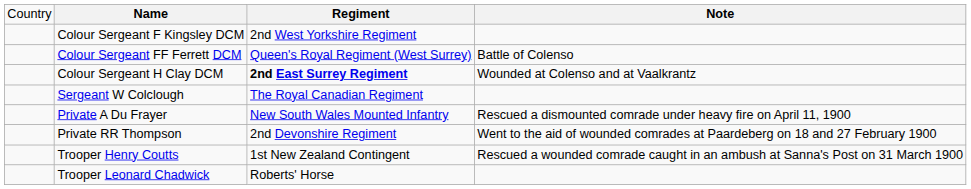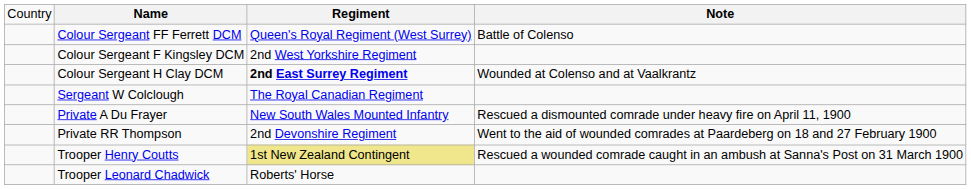rows swapped: (149, 54) <-> (151, 34)
(330, 154) no background -> (330, 154) khaki background
